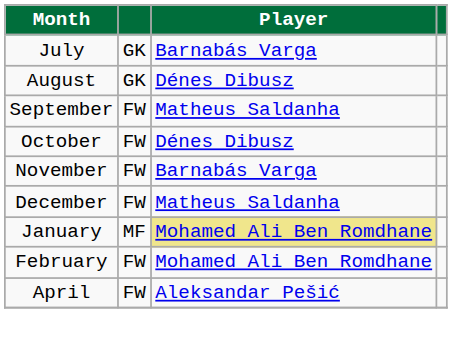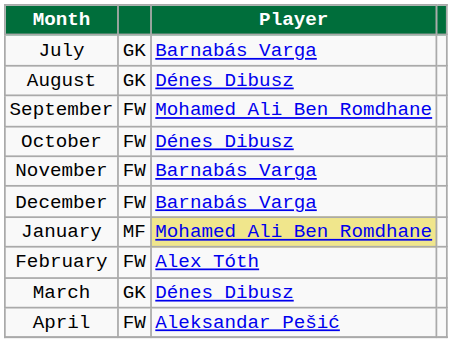(248, 111) Matheus Saldanha -> (294, 111) Mohamed Ali Ben Romdhane
(248, 202) Matheus Saldanha -> (236, 202) Barnabás Varga
(294, 262) Mohamed Ali Ben Romdhane -> (207, 262) Alex Tóth
+ row: (61, 293)
